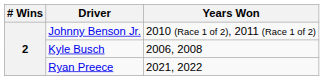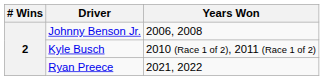(231, 31) 2010 (Race 1 of 2), 2011 (Race 1 of 2) -> (174, 31) 2006, 2008
(174, 49) 2006, 2008 -> (231, 49) 2010 (Race 1 of 2), 2011 (Race 1 of 2)
